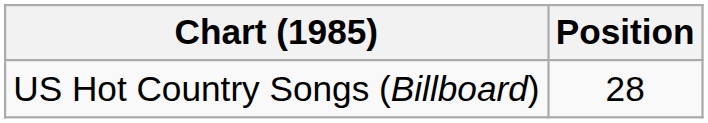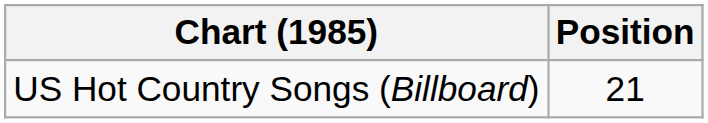(625, 88) 28 -> (625, 88) 21
